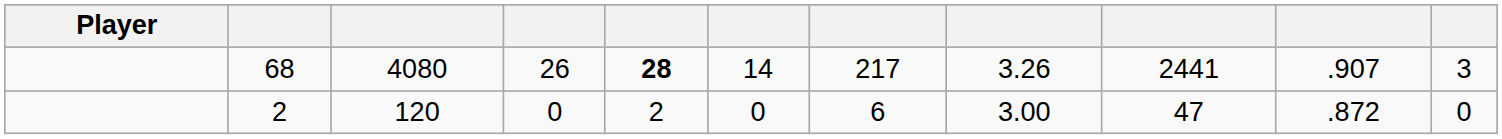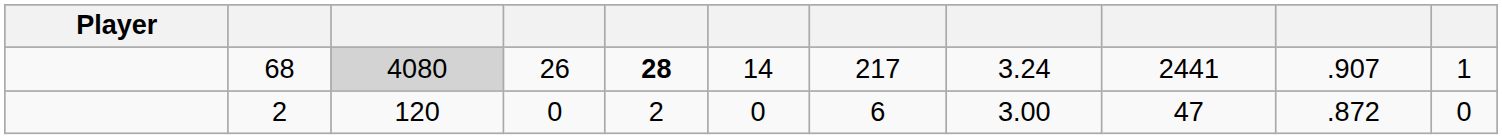(417, 68) no background -> (417, 68) lightgrey background
(1024, 68) 3.26 -> (1024, 68) 3.24
(1464, 68) 3 -> (1464, 68) 1
